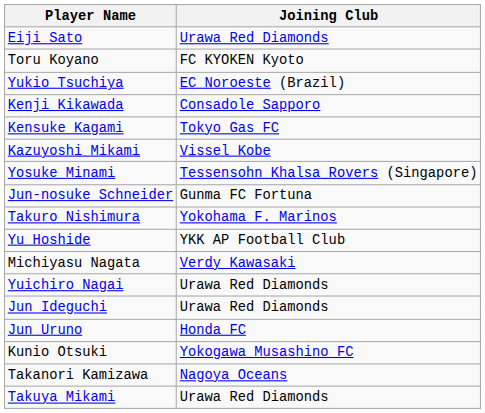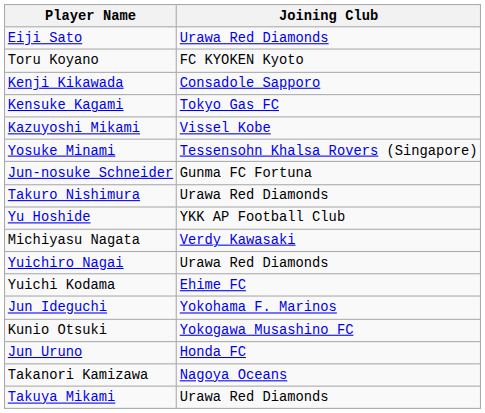- row: (66, 83)
(258, 218) Yokohama F. Marinos -> (254, 195) Urawa Red Diamonds
+ row: (62, 285)
(254, 308) Urawa Red Diamonds -> (258, 308) Yokohama F. Marinos
rows swapped: (45, 330) <-> (57, 353)
